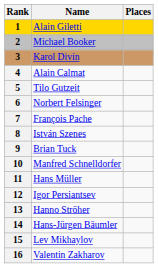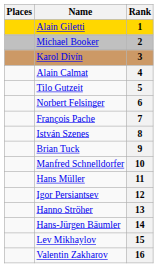columns swapped: (18, 12) <-> (138, 12)
